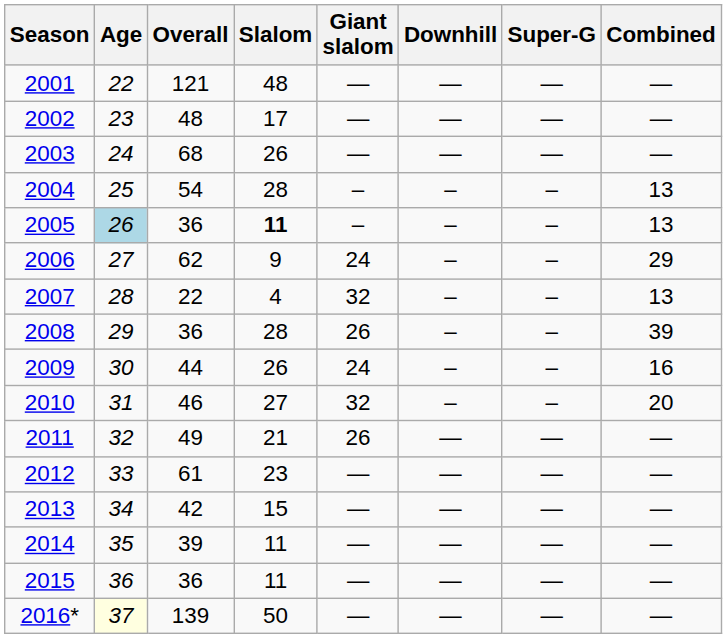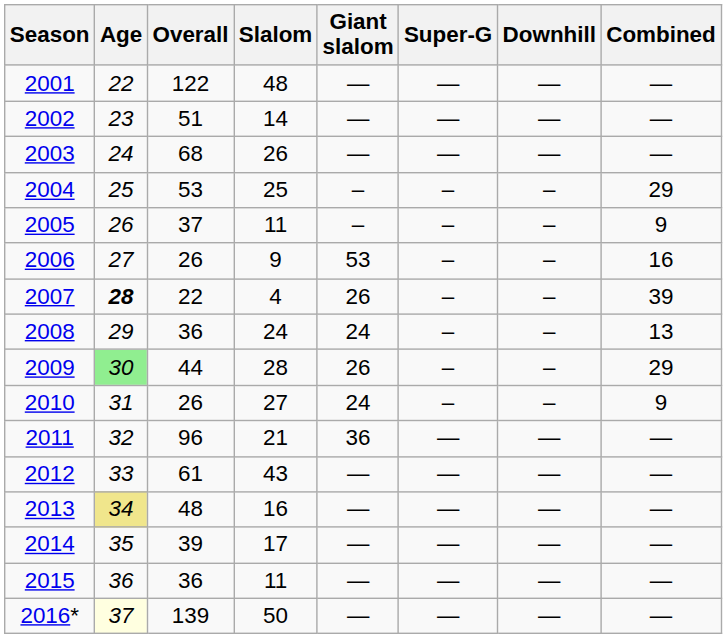columns swapped: (552, 34) <-> (451, 34)
(191, 82) 121 -> (191, 82) 122
(191, 118) 48 -> (191, 118) 51
(276, 118) 17 -> (276, 118) 14
(191, 189) 54 -> (191, 189) 53
(276, 189) 28 -> (276, 189) 25
(661, 189) 13 -> (661, 189) 29
(121, 225) lightblue background -> (121, 225) no background
(191, 225) 36 -> (191, 225) 37
(276, 225) bold -> (276, 225) normal
(661, 225) 13 -> (661, 225) 9
(191, 260) 62 -> (191, 260) 26
(358, 260) 24 -> (358, 260) 53
(661, 260) 29 -> (661, 260) 16
(121, 296) normal -> (121, 296) bold
(358, 296) 32 -> (358, 296) 26
(661, 296) 13 -> (661, 296) 39
(276, 331) 28 -> (276, 331) 24
(358, 331) 26 -> (358, 331) 24
(661, 331) 39 -> (661, 331) 13
(121, 367) no background -> (121, 367) lightgreen background
(276, 367) 26 -> (276, 367) 28
(358, 367) 24 -> (358, 367) 26
(661, 367) 16 -> (661, 367) 29
(191, 402) 46 -> (191, 402) 26
(358, 402) 32 -> (358, 402) 24
(661, 402) 20 -> (661, 402) 9
(191, 438) 49 -> (191, 438) 96
(358, 438) 26 -> (358, 438) 36
(276, 473) 23 -> (276, 473) 43
(121, 509) no background -> (121, 509) khaki background
(191, 509) 42 -> (191, 509) 48
(276, 509) 15 -> (276, 509) 16
(276, 544) 11 -> (276, 544) 17
